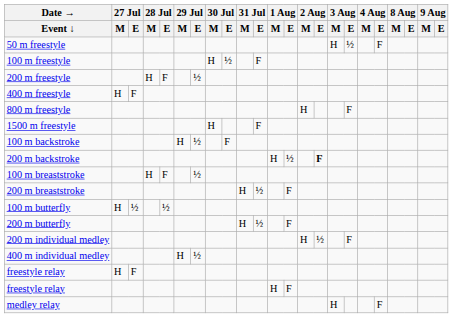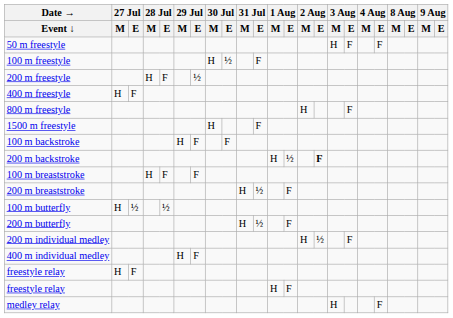(350, 45) ½ -> (350, 45) F
(197, 142) ½ -> (196, 142) F
(197, 175) ½ -> (196, 175) F
(197, 256) ½ -> (196, 256) F
